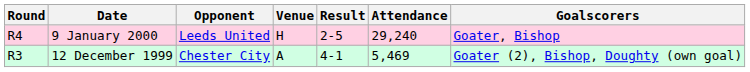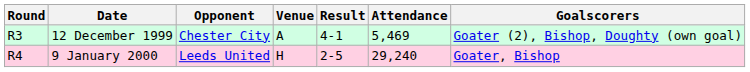rows swapped: (112, 56) <-> (105, 35)
